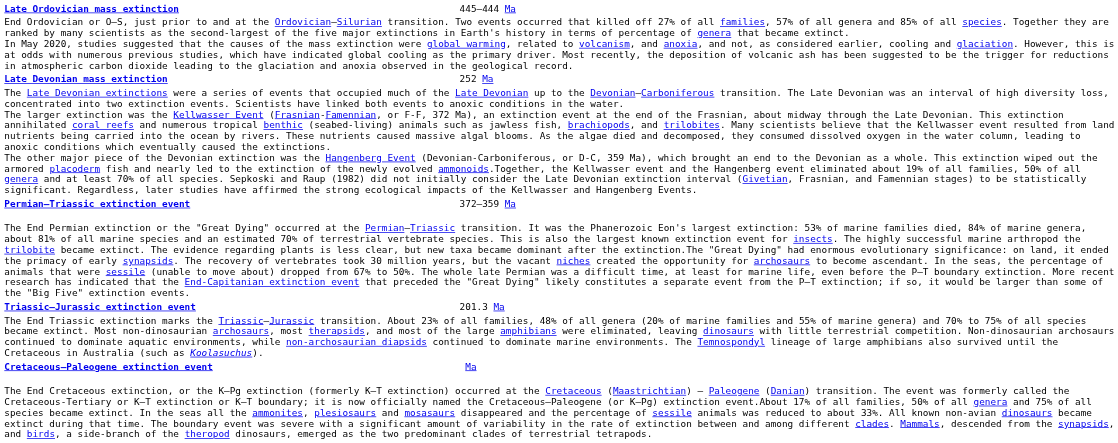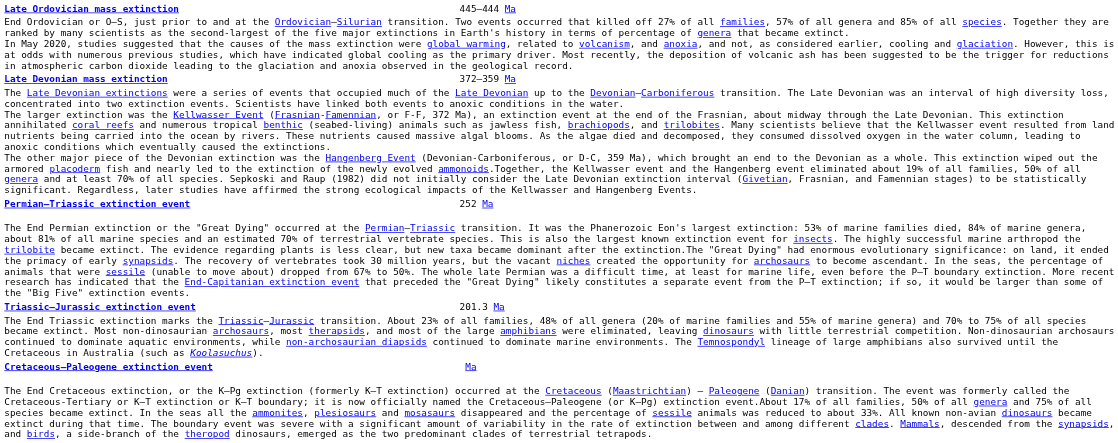(477, 79) 252 Ma -> (488, 79) 372–359 Ma
(488, 204) 372–359 Ma -> (477, 204) 252 Ma
